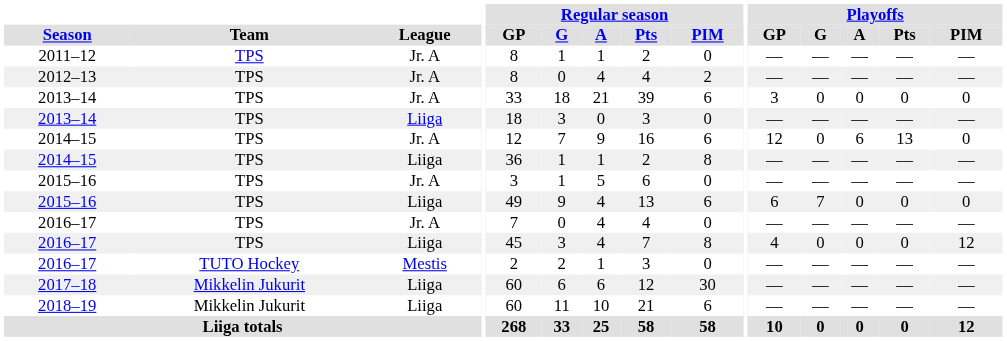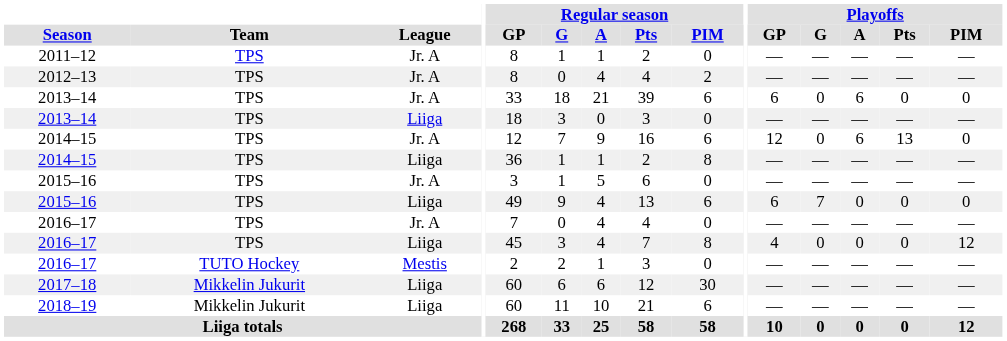(774, 97) 3 -> (774, 97) 6
(860, 97) 0 -> (860, 97) 6
